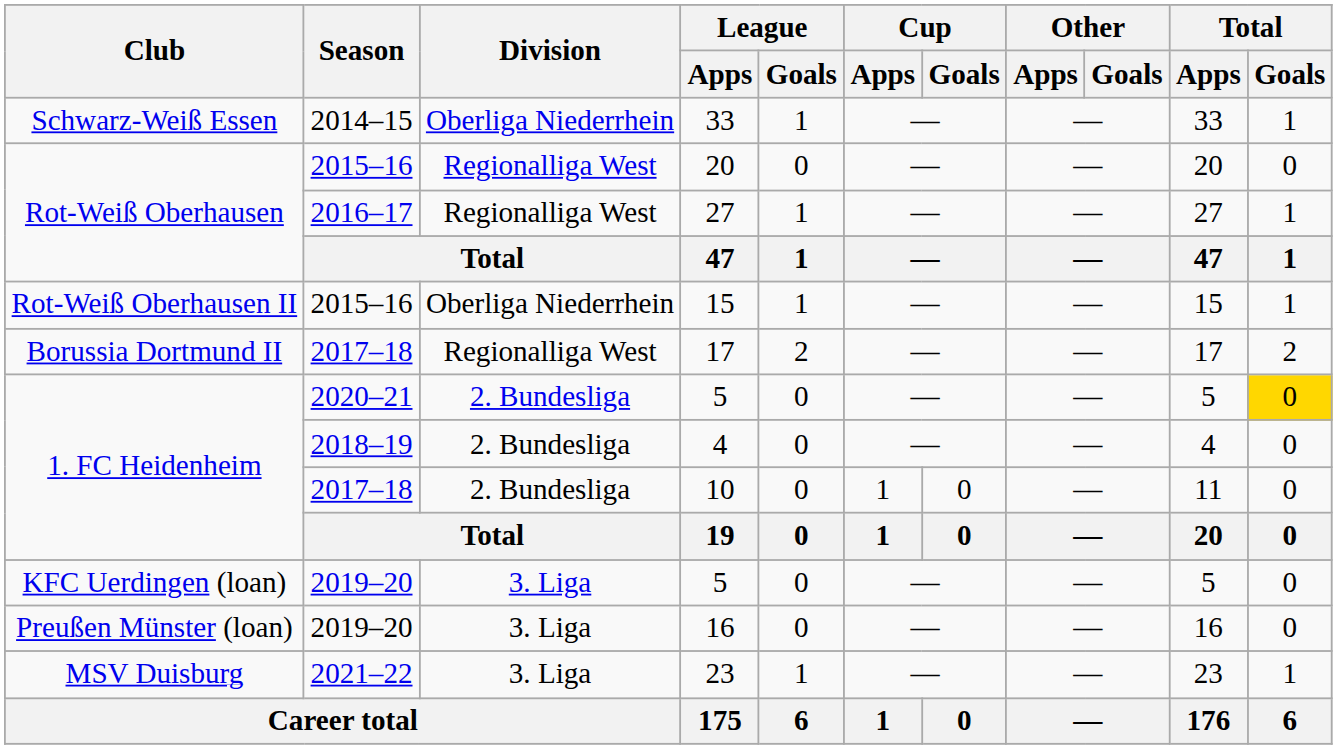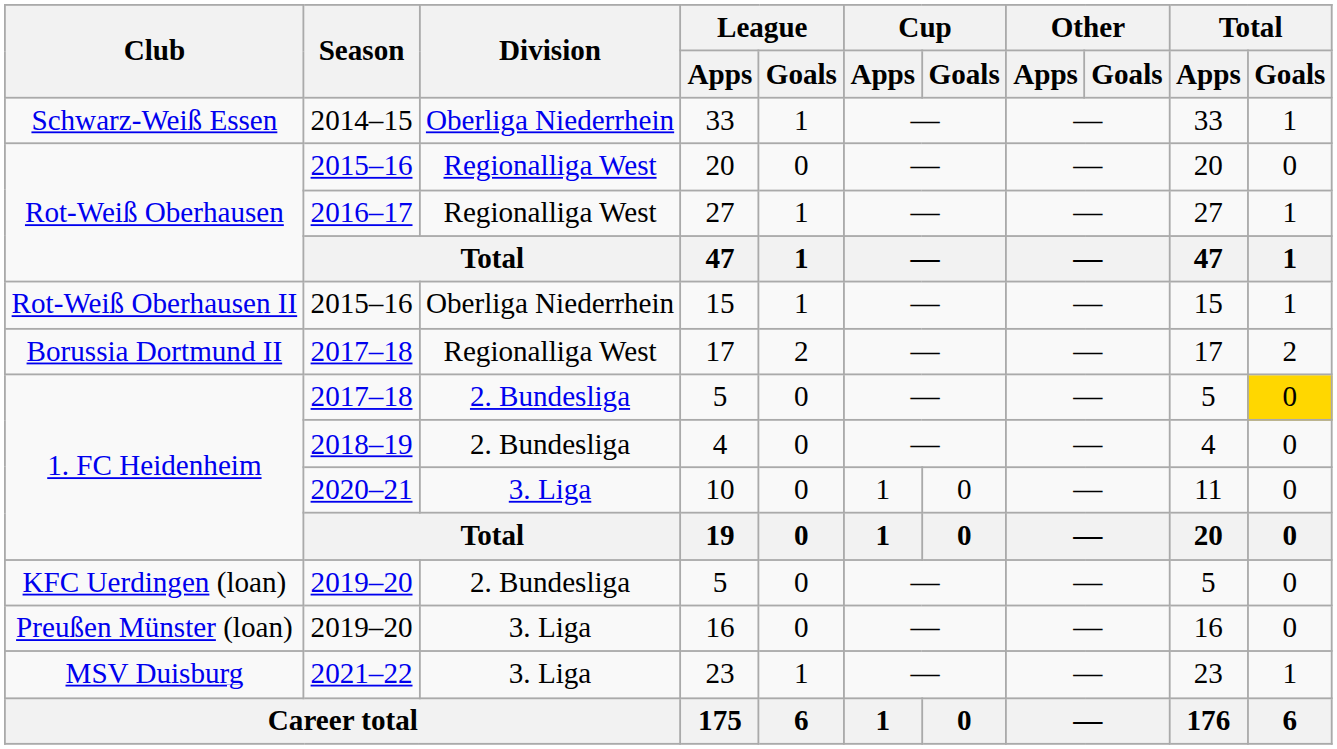(362, 397) 2020–21 -> (362, 397) 2017–18
(362, 489) 2017–18 -> (362, 489) 2020–21
(550, 489) 2. Bundesliga -> (550, 489) 3. Liga
(550, 581) 3. Liga -> (550, 581) 2. Bundesliga
